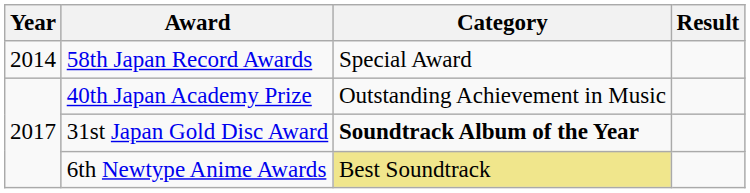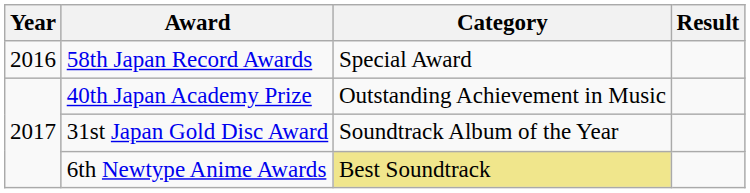(33, 59) 2014 -> (33, 59) 2016
(489, 132) bold -> (479, 132) normal
